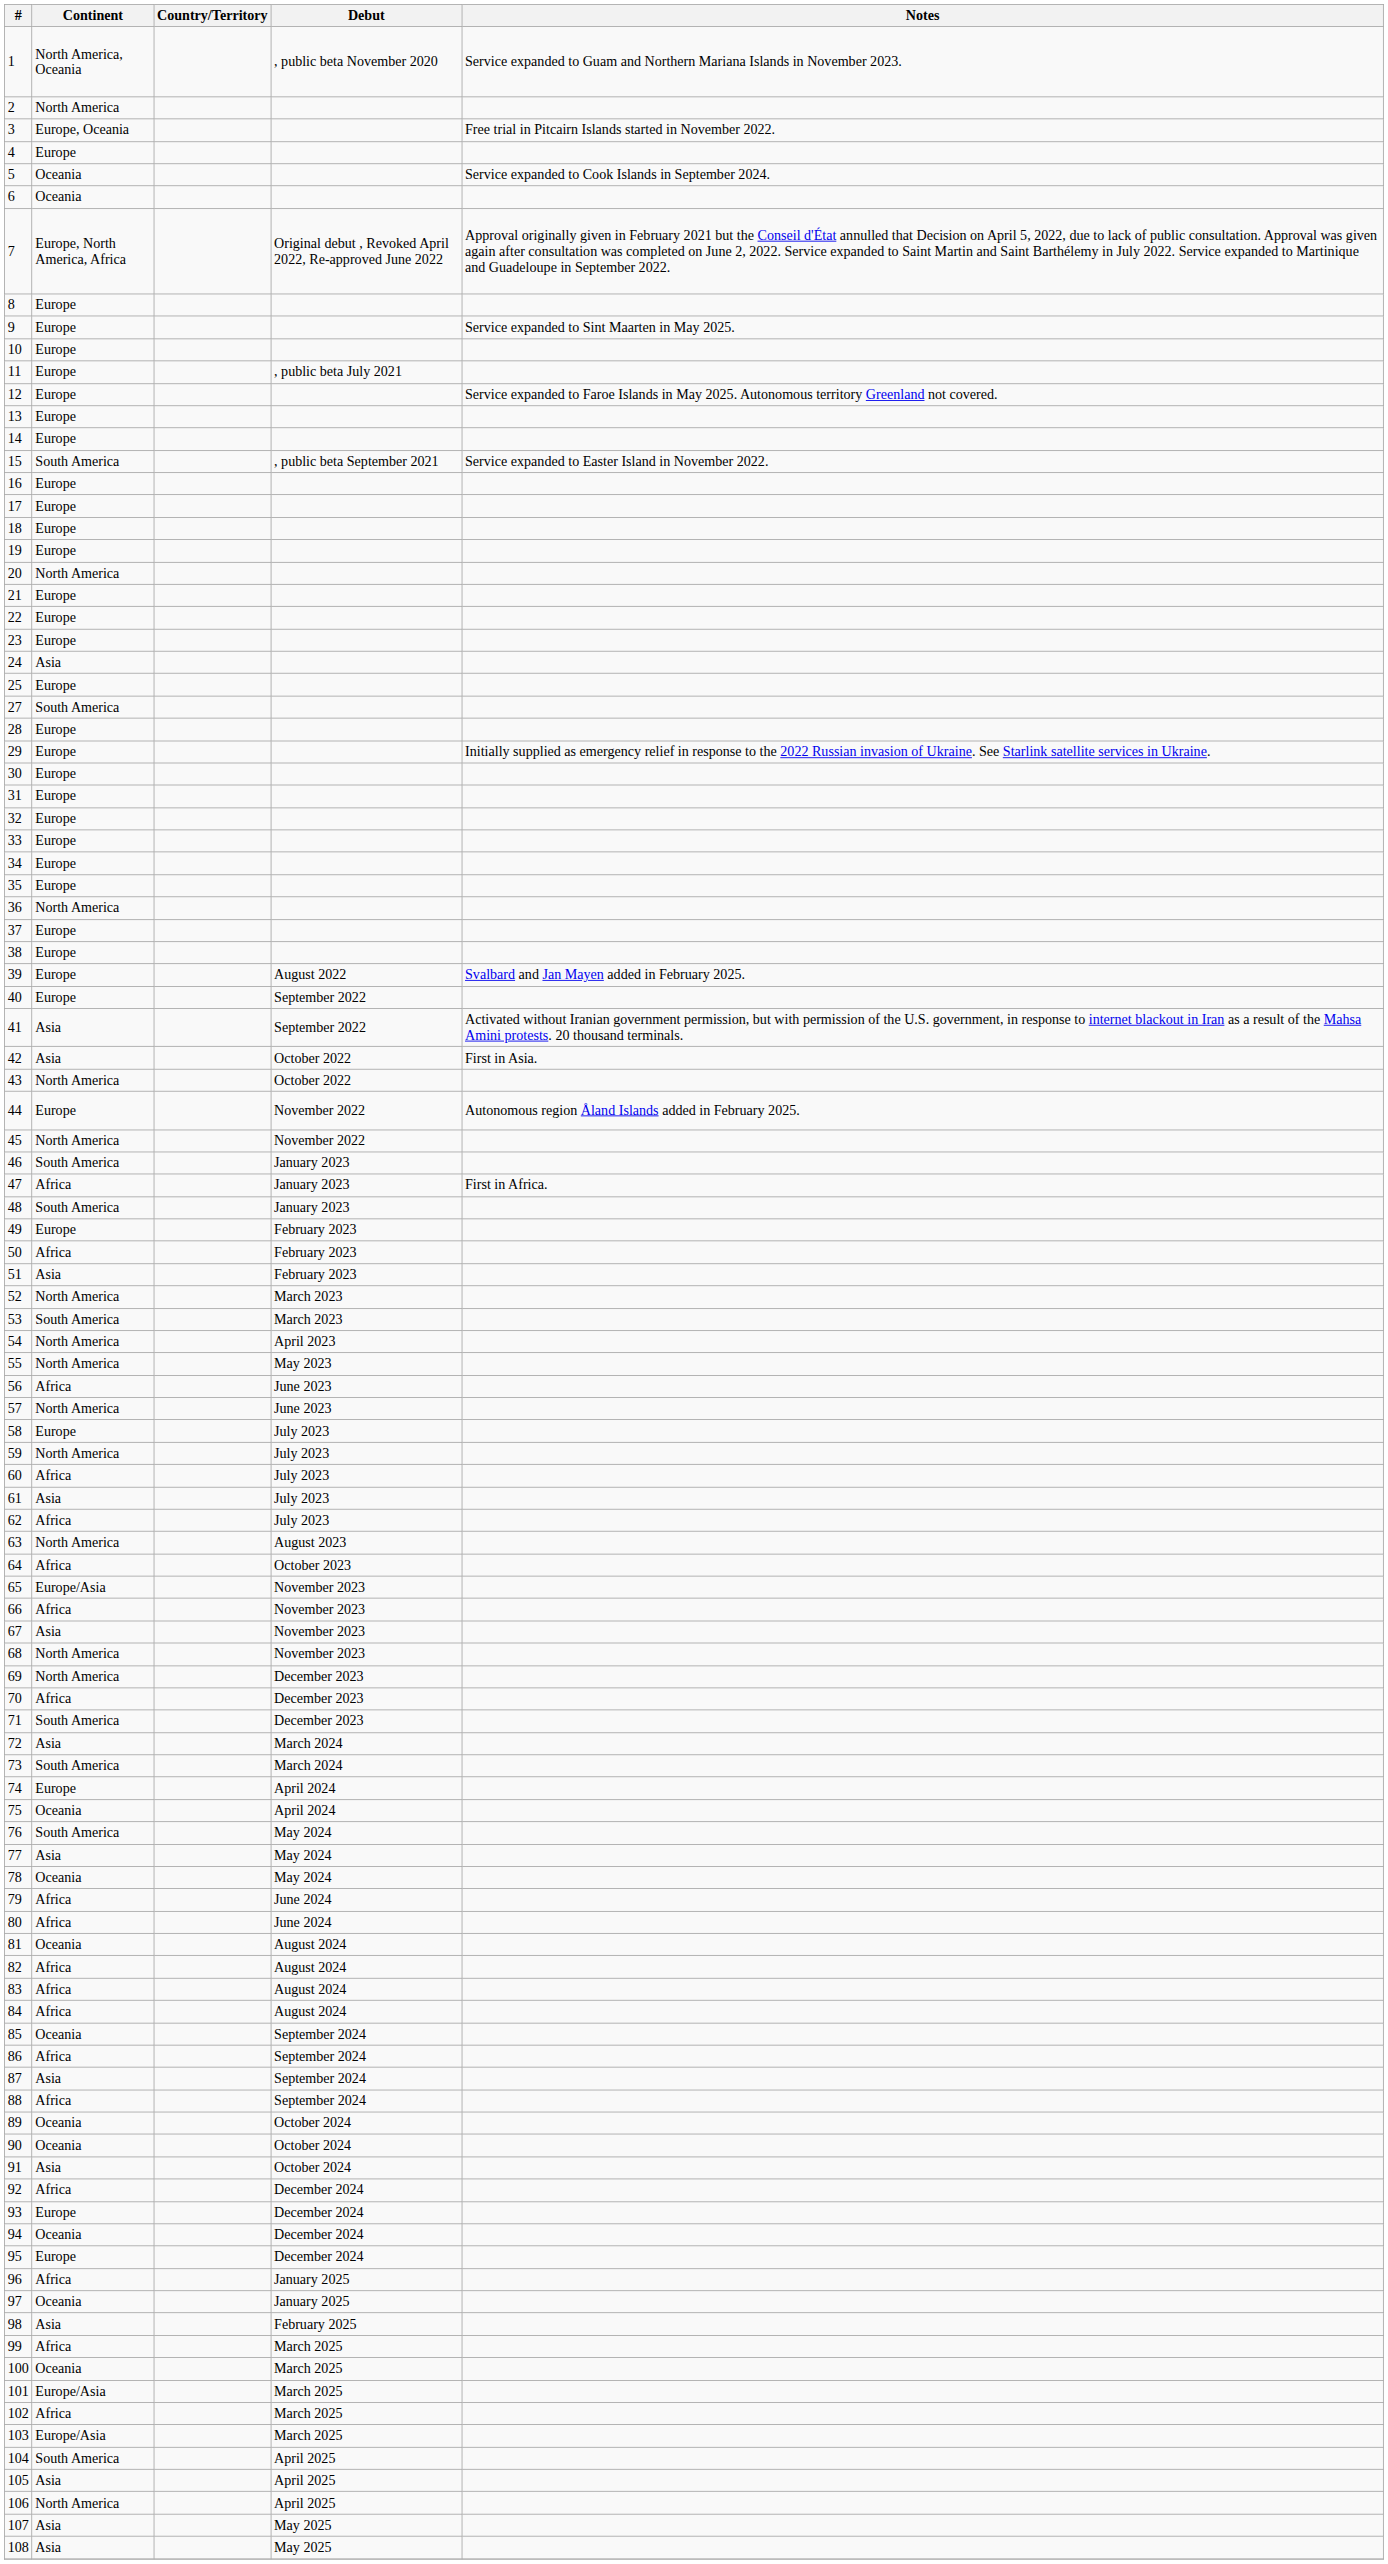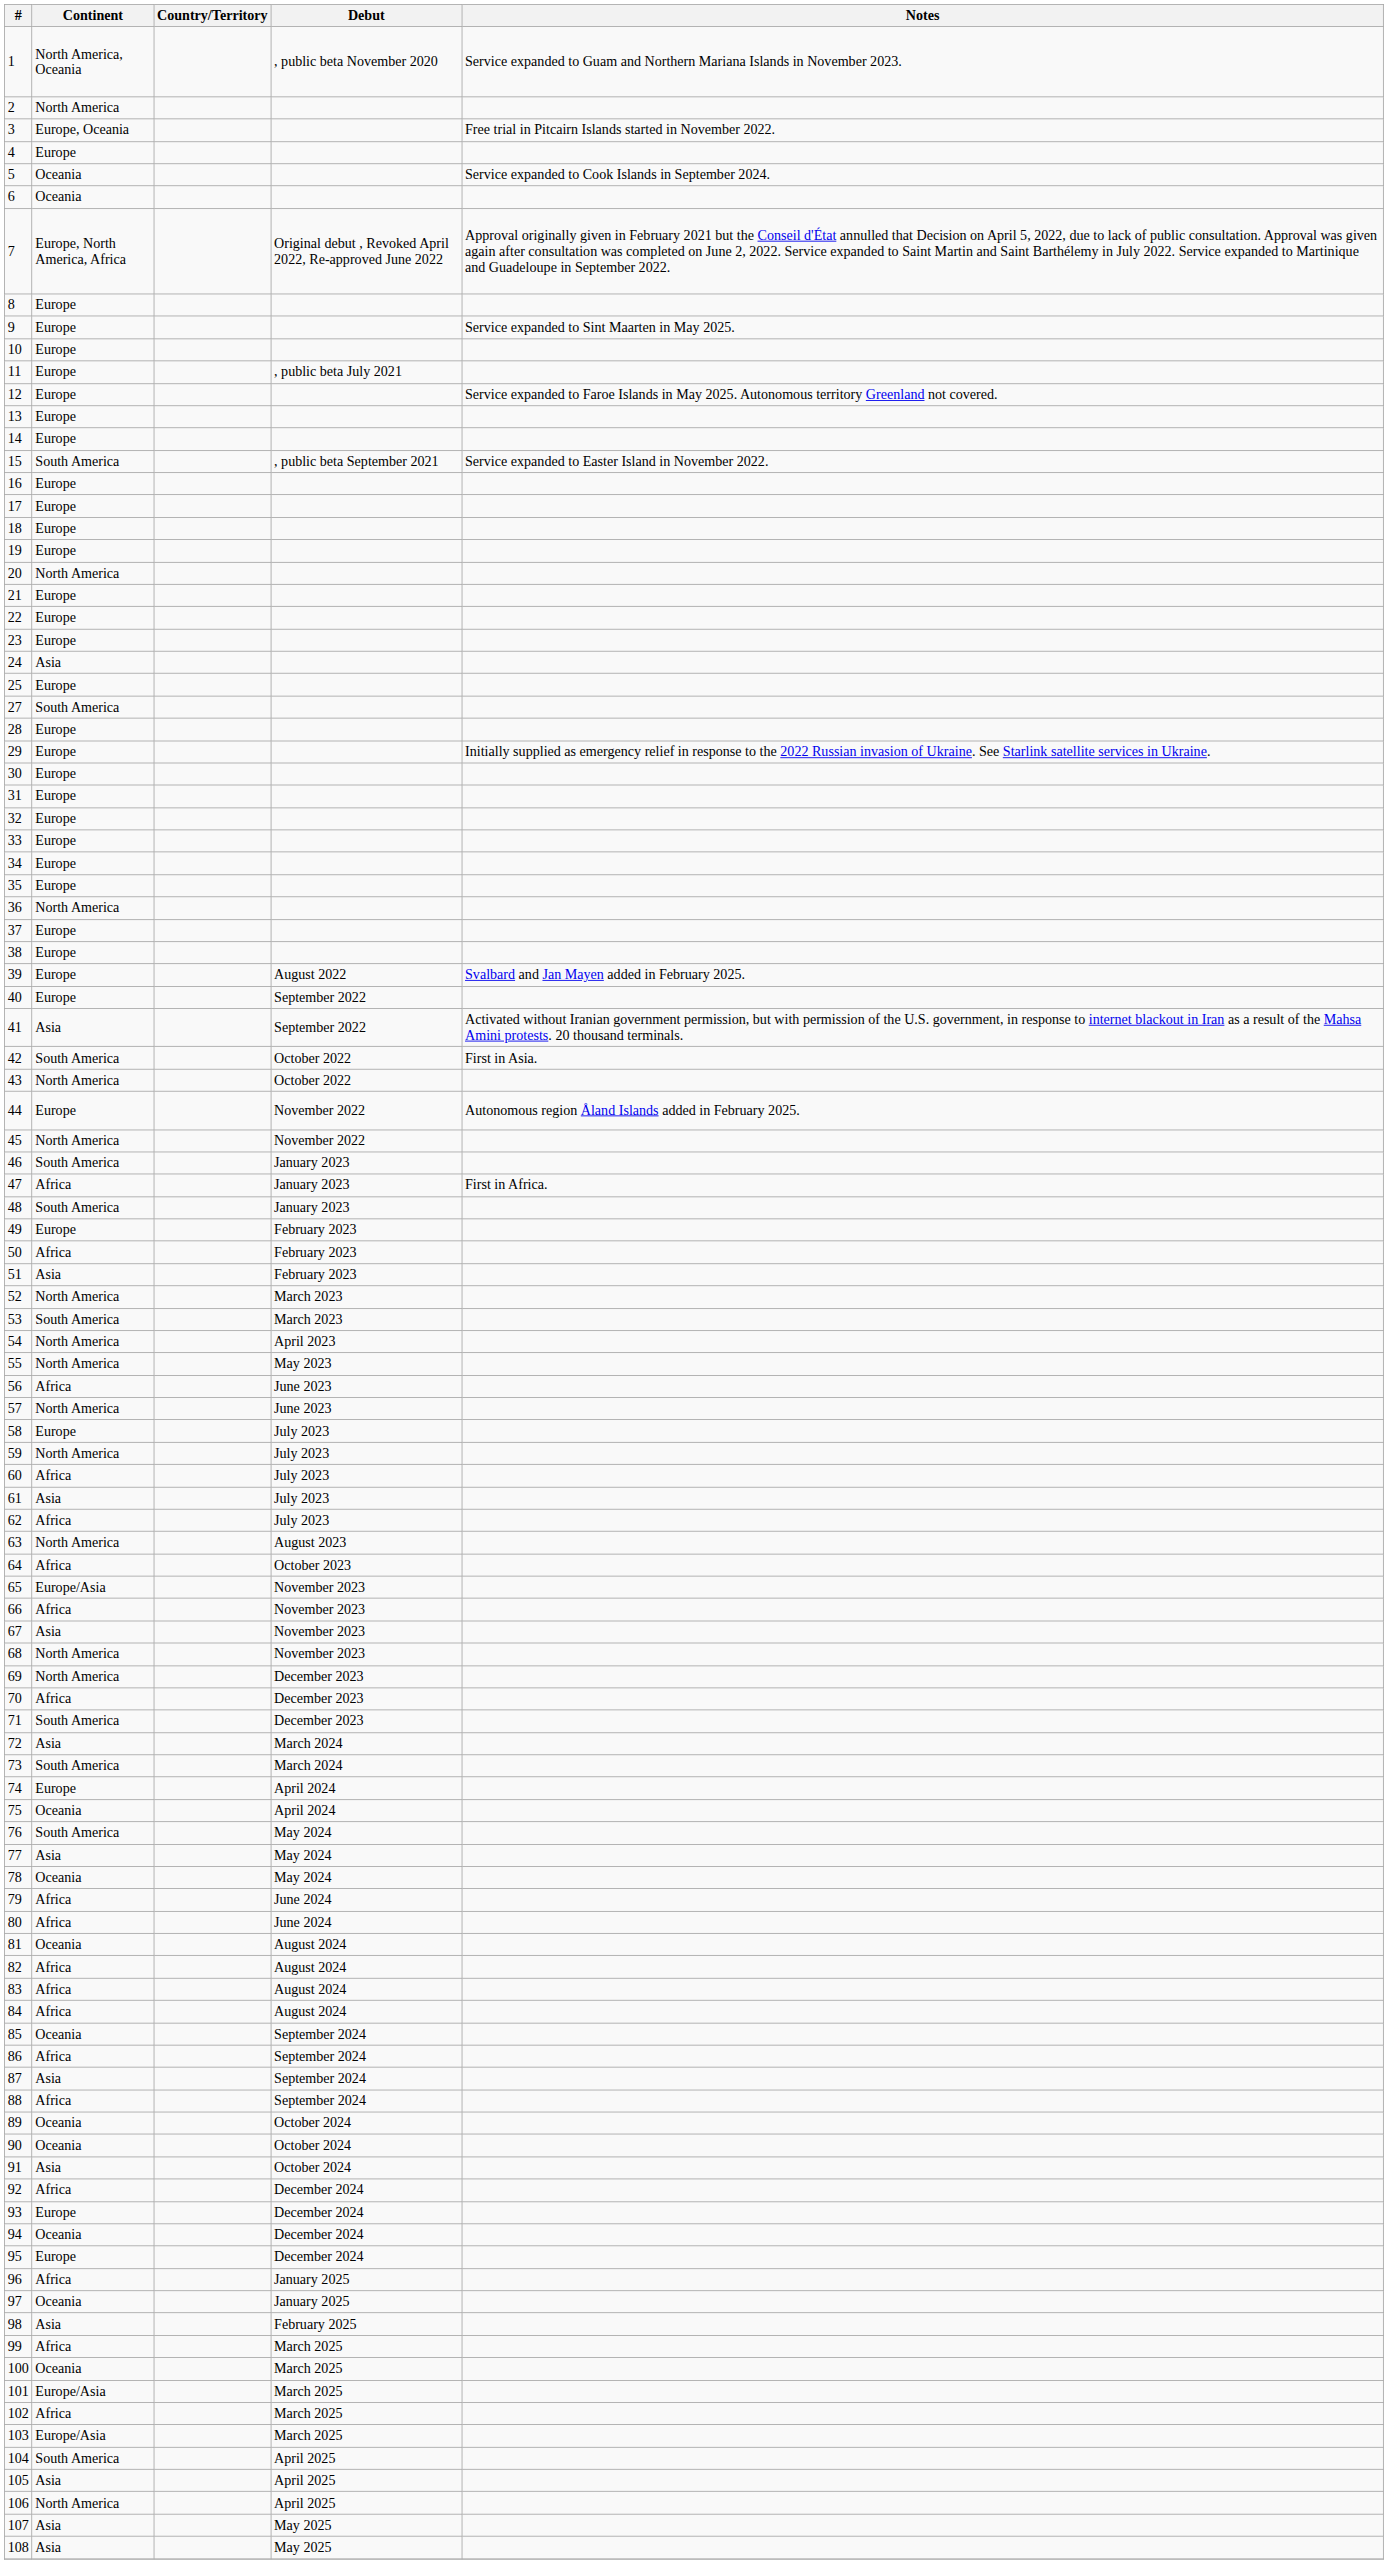(48, 1057) Asia -> (77, 1057) South America
